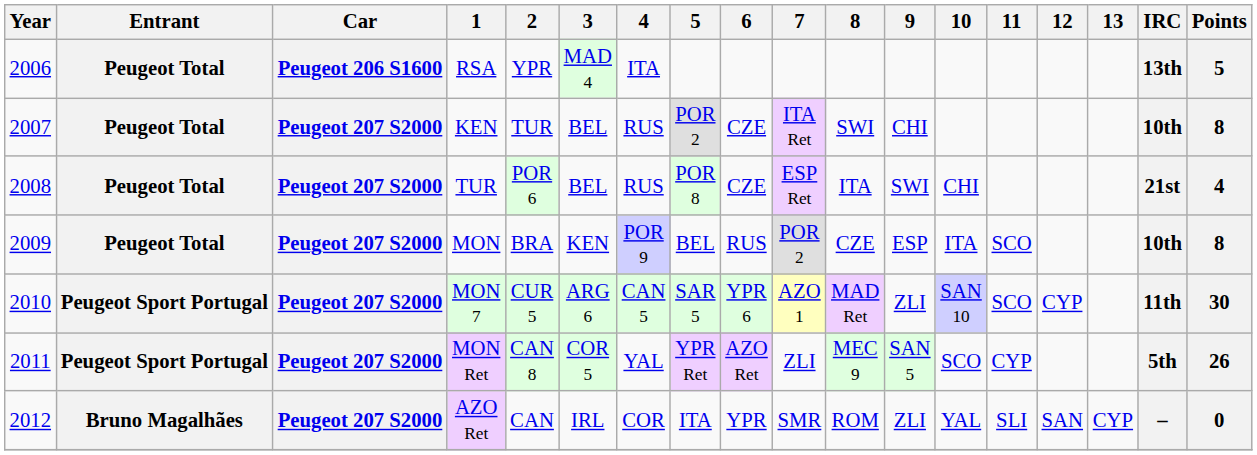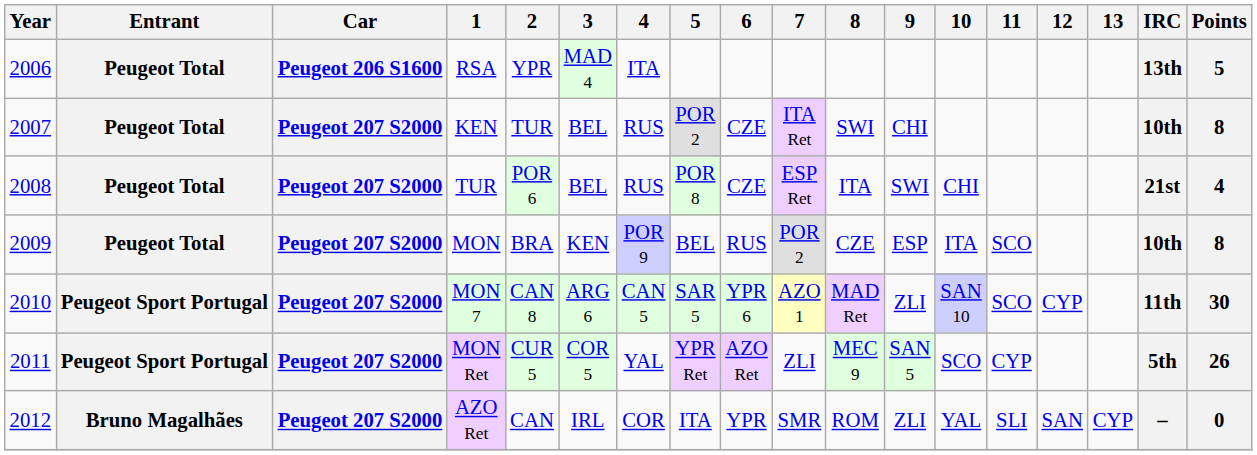(532, 303) CUR 5 -> (532, 303) CAN 8
(532, 361) CAN 8 -> (532, 361) CUR 5
